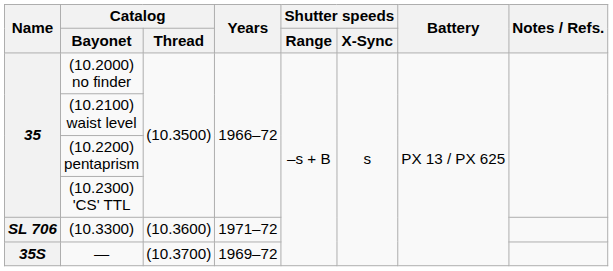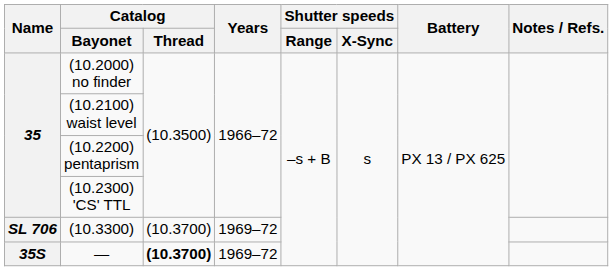(179, 229) (10.3600) -> (179, 229) (10.3700)
(248, 229) 1971–72 -> (248, 229) 1969–72
(179, 253) normal -> (179, 253) bold
